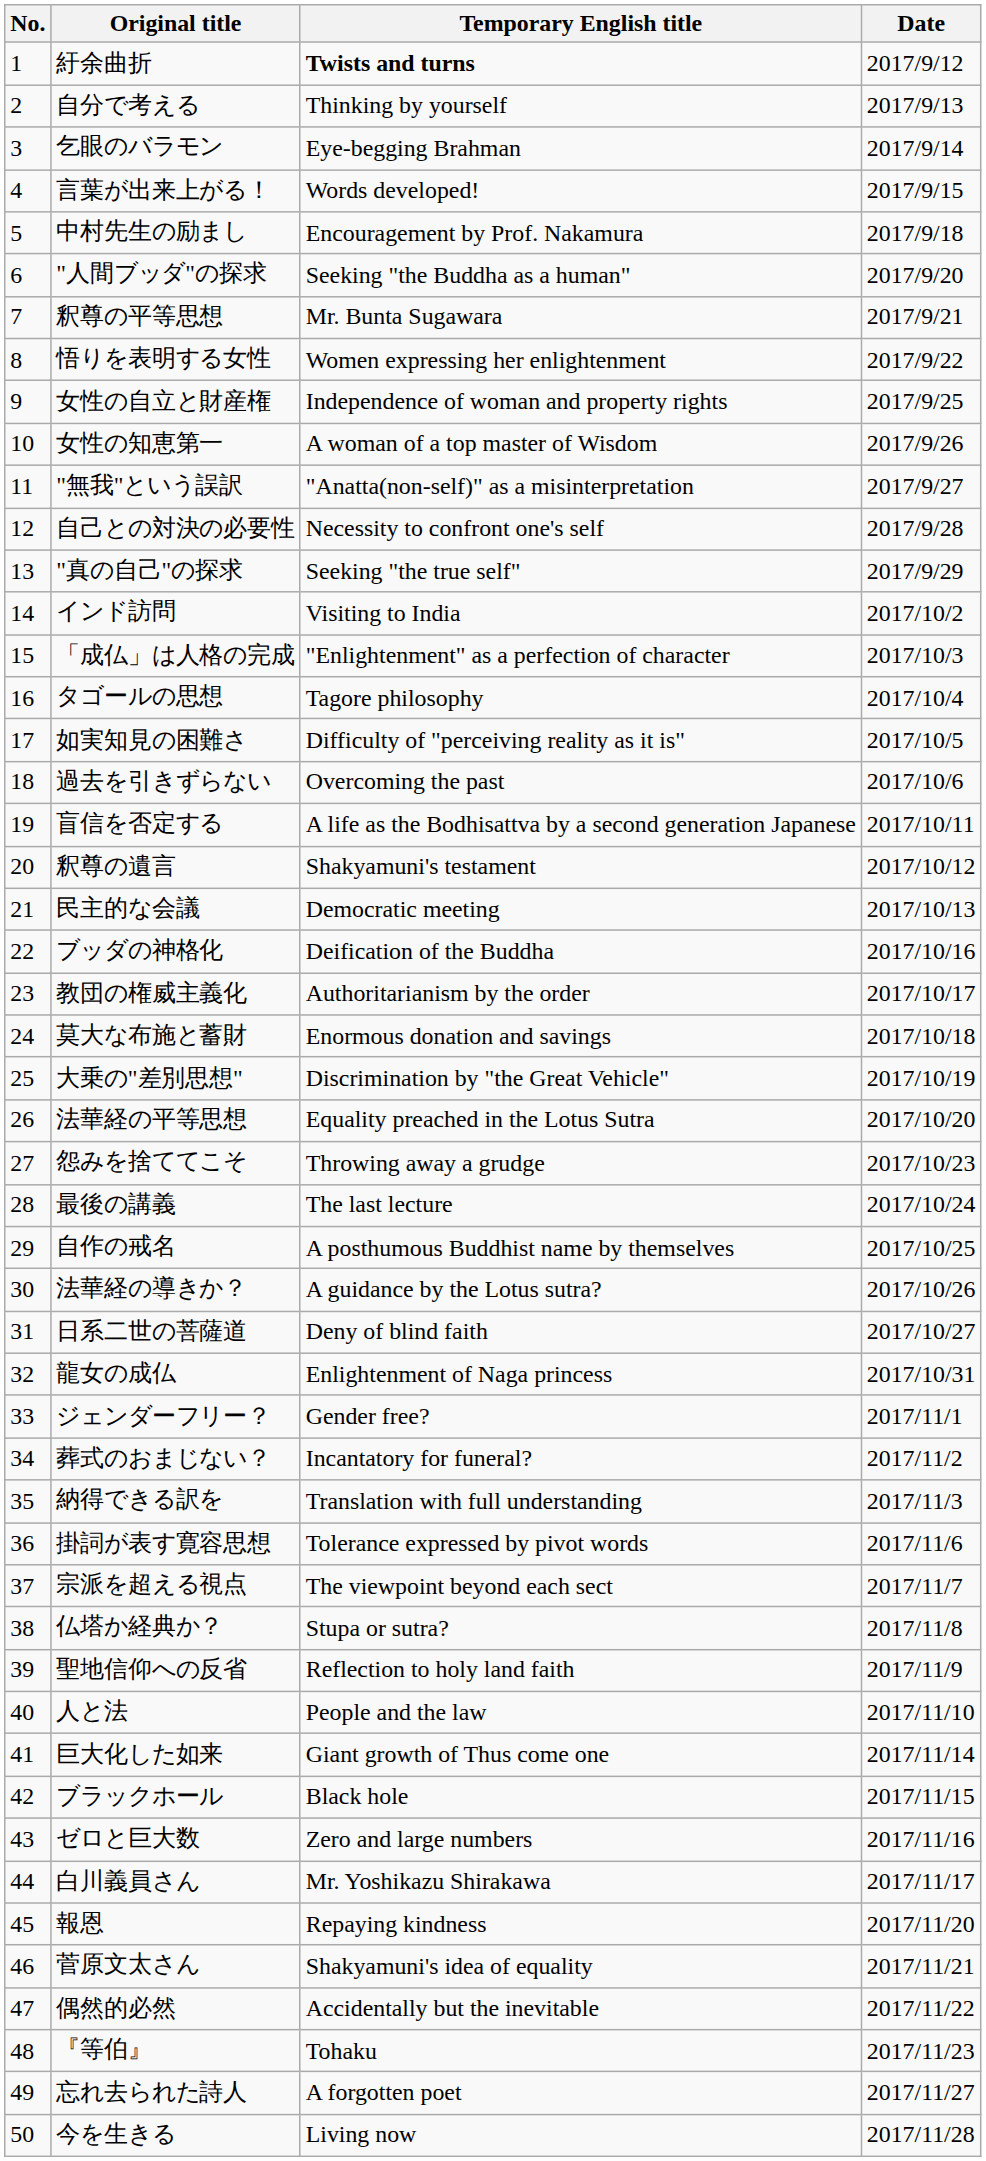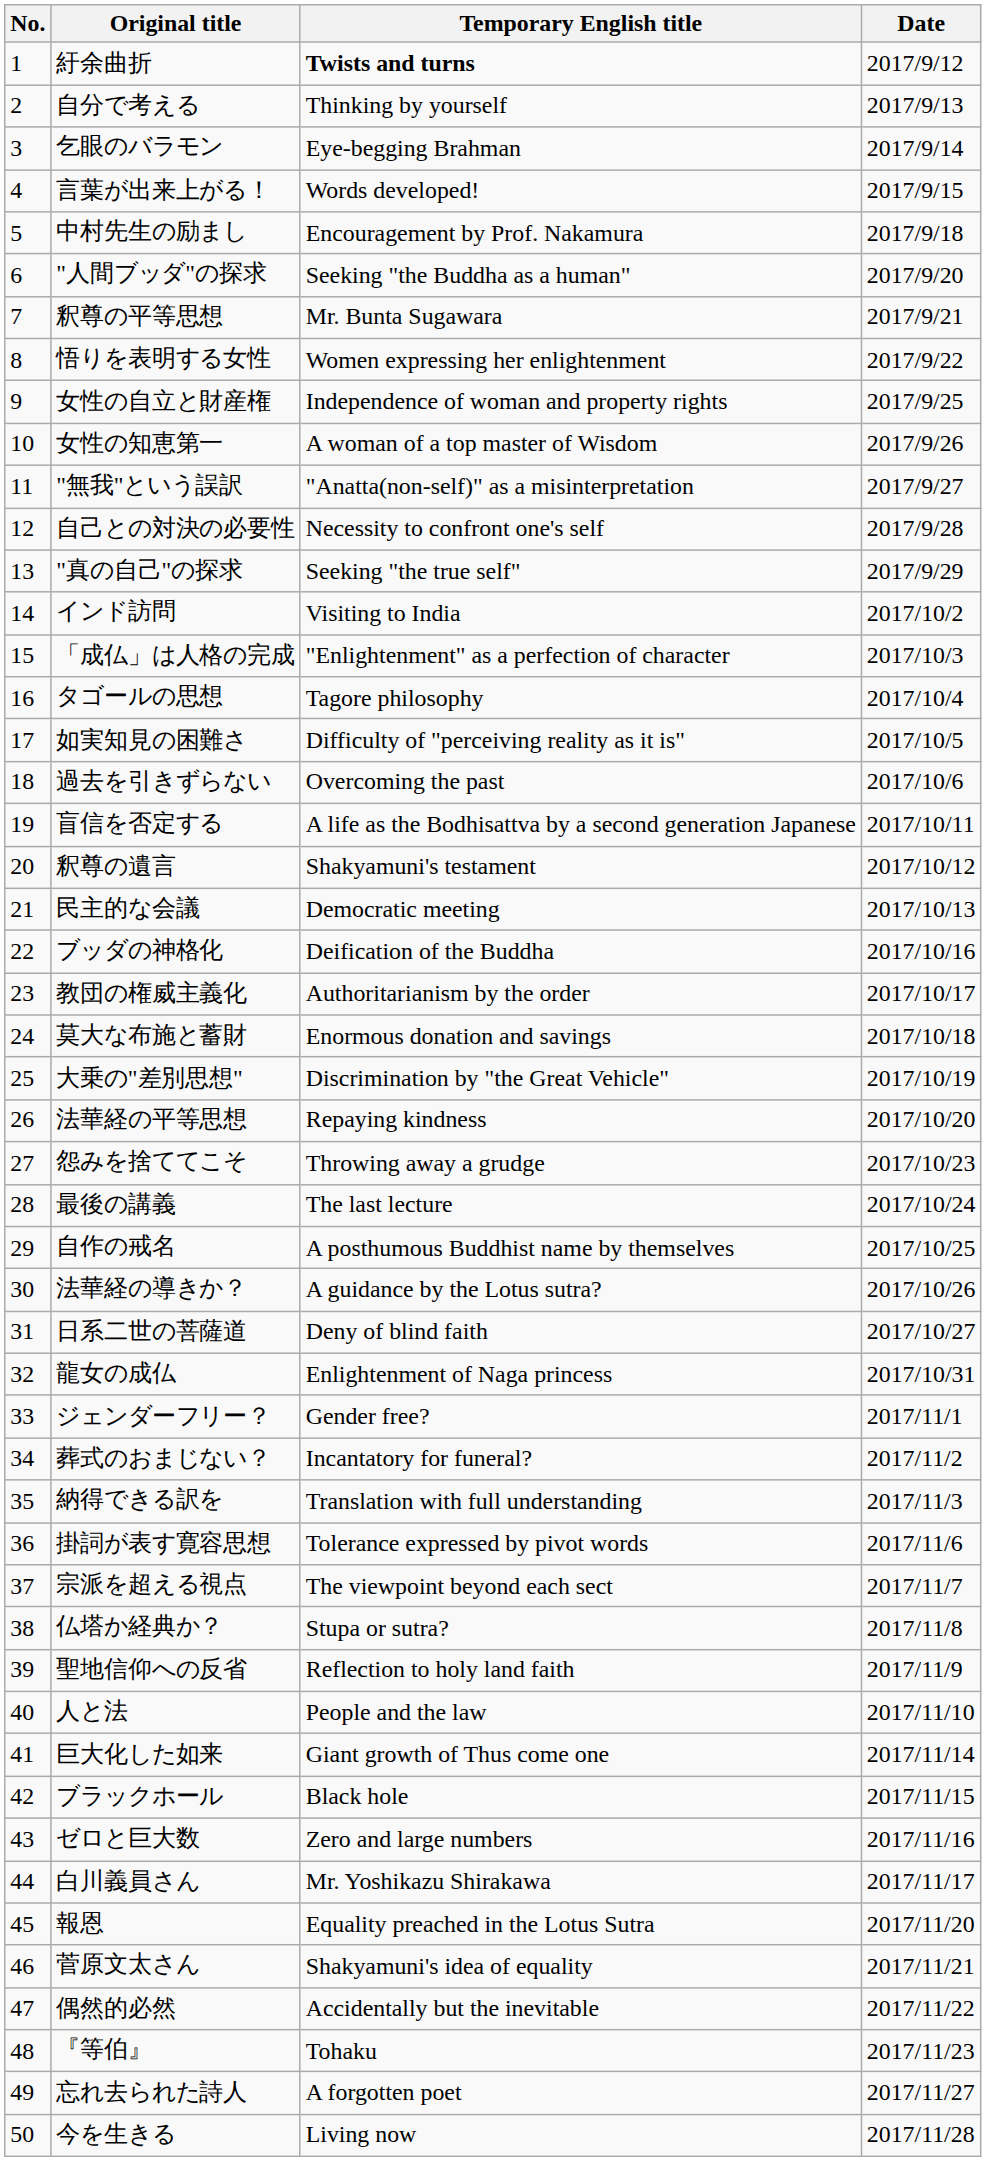(480, 1120) Equality preached in the Lotus Sutra -> (396, 1120) Repaying kindness
(396, 1923) Repaying kindness -> (480, 1923) Equality preached in the Lotus Sutra
